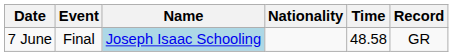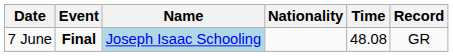(79, 39) normal -> (79, 39) bold
(368, 39) 48.58 -> (368, 39) 48.08
